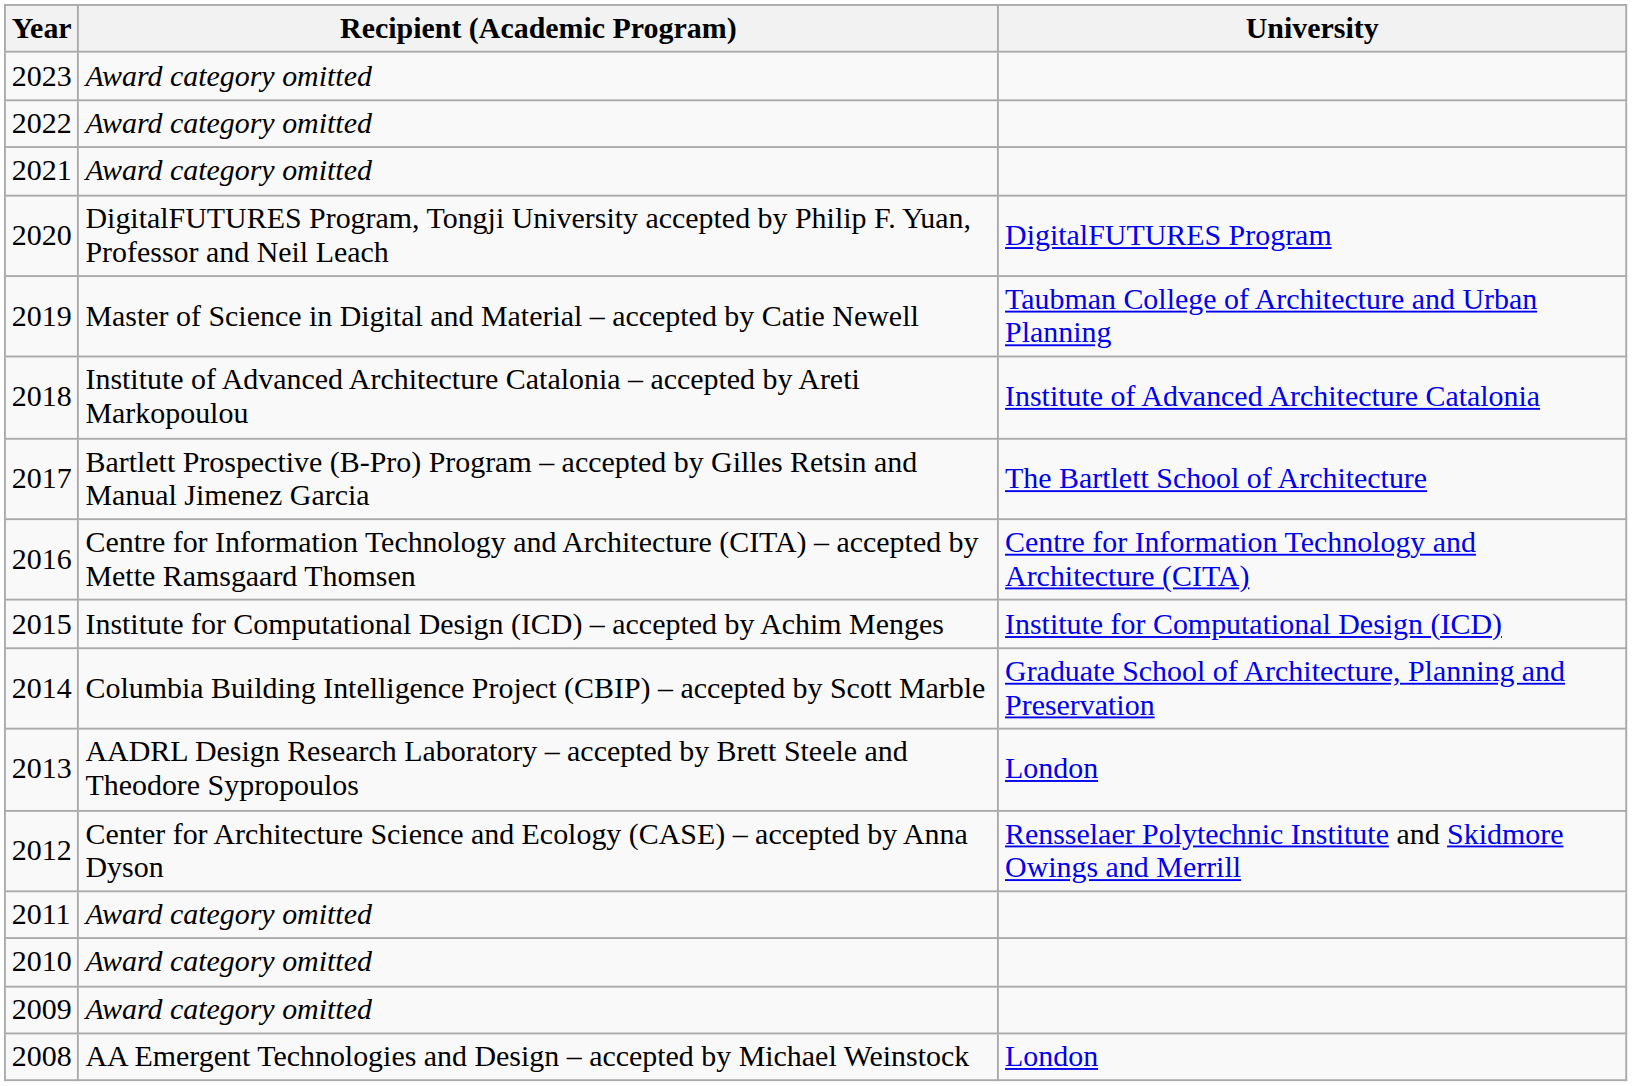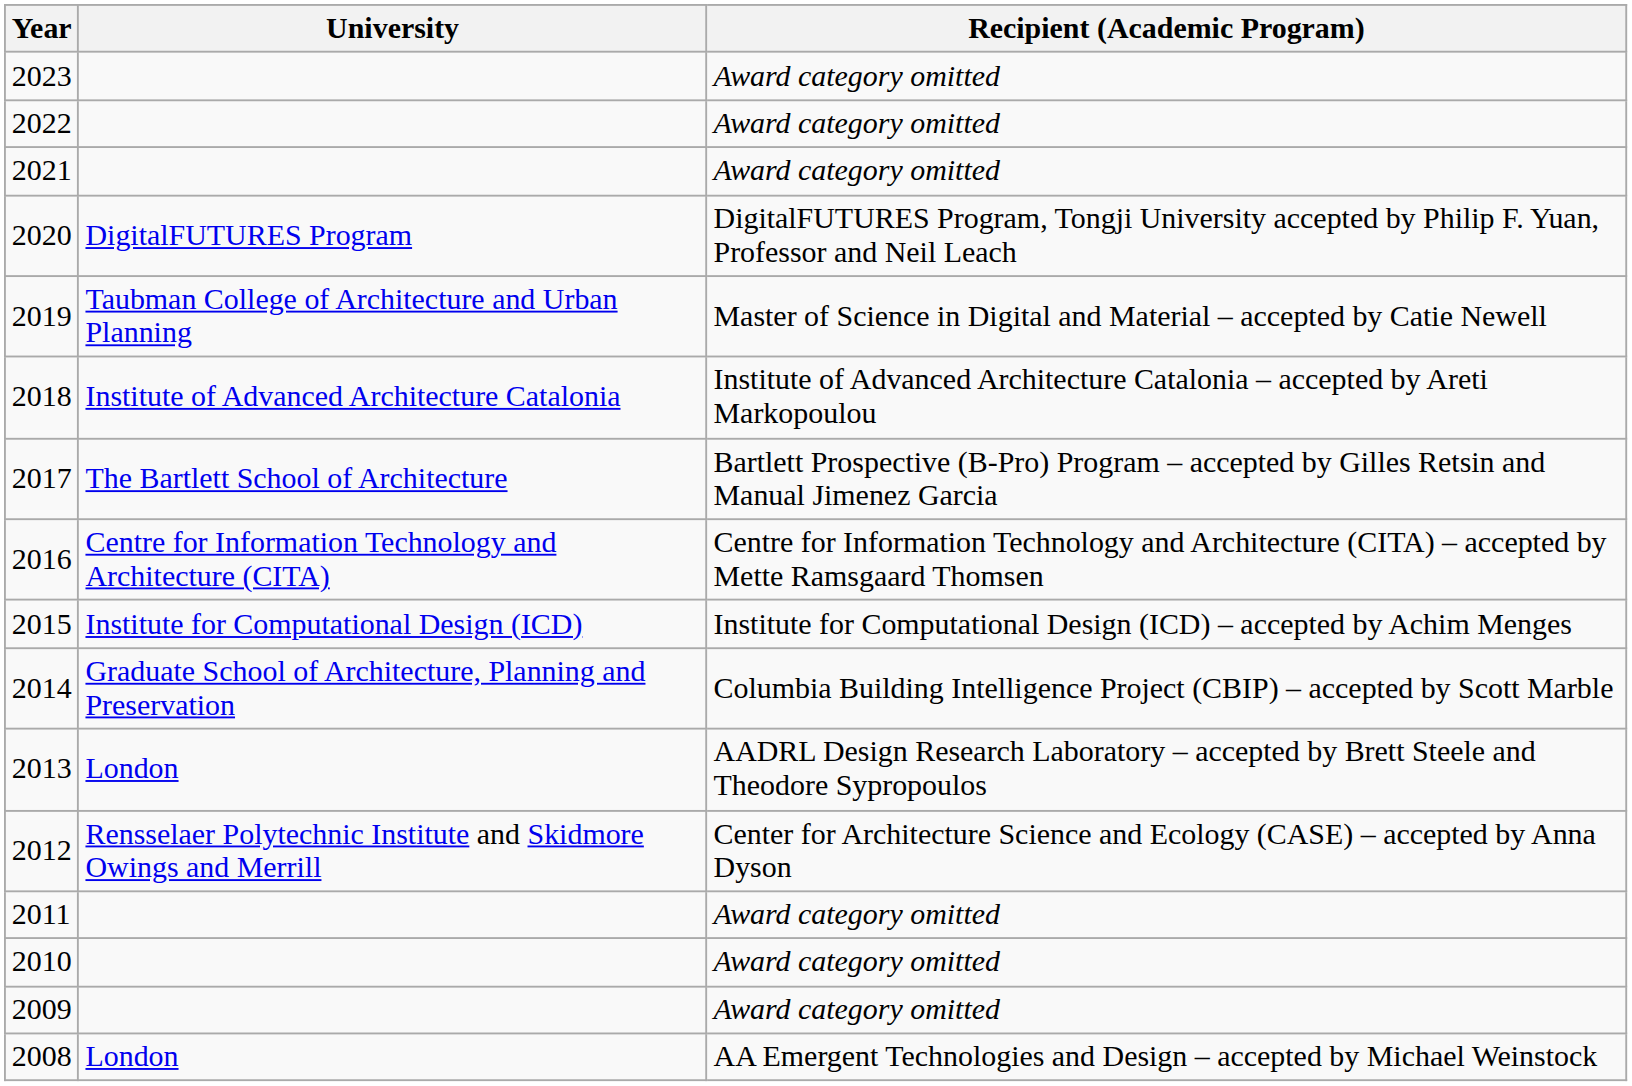columns swapped: (538, 28) <-> (1312, 28)
